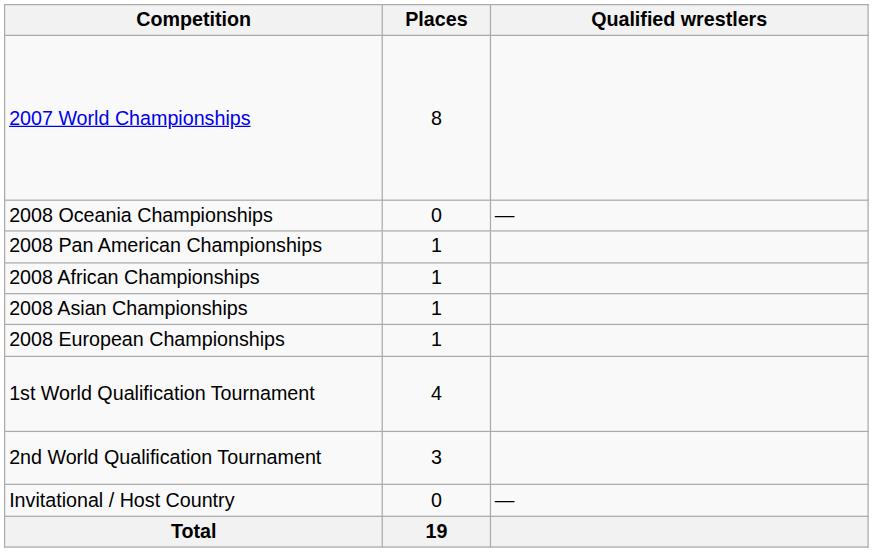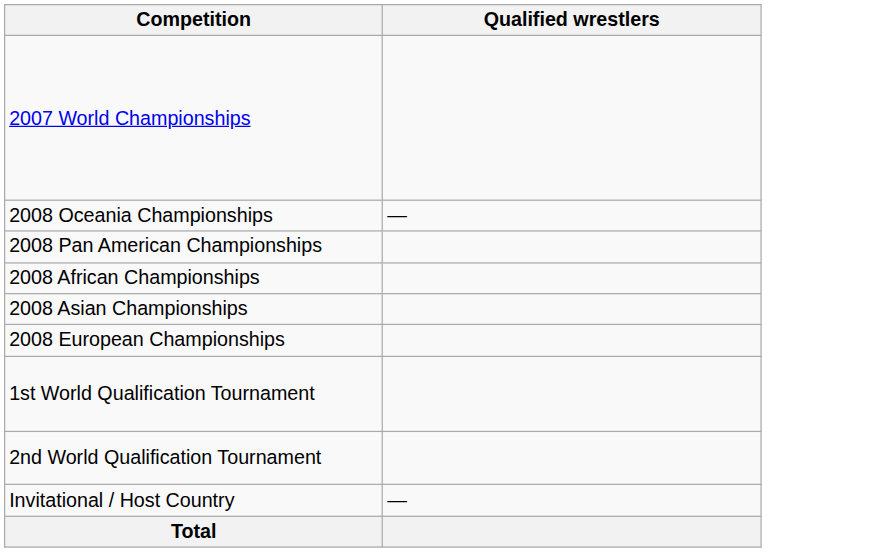- column: (436, 20)
